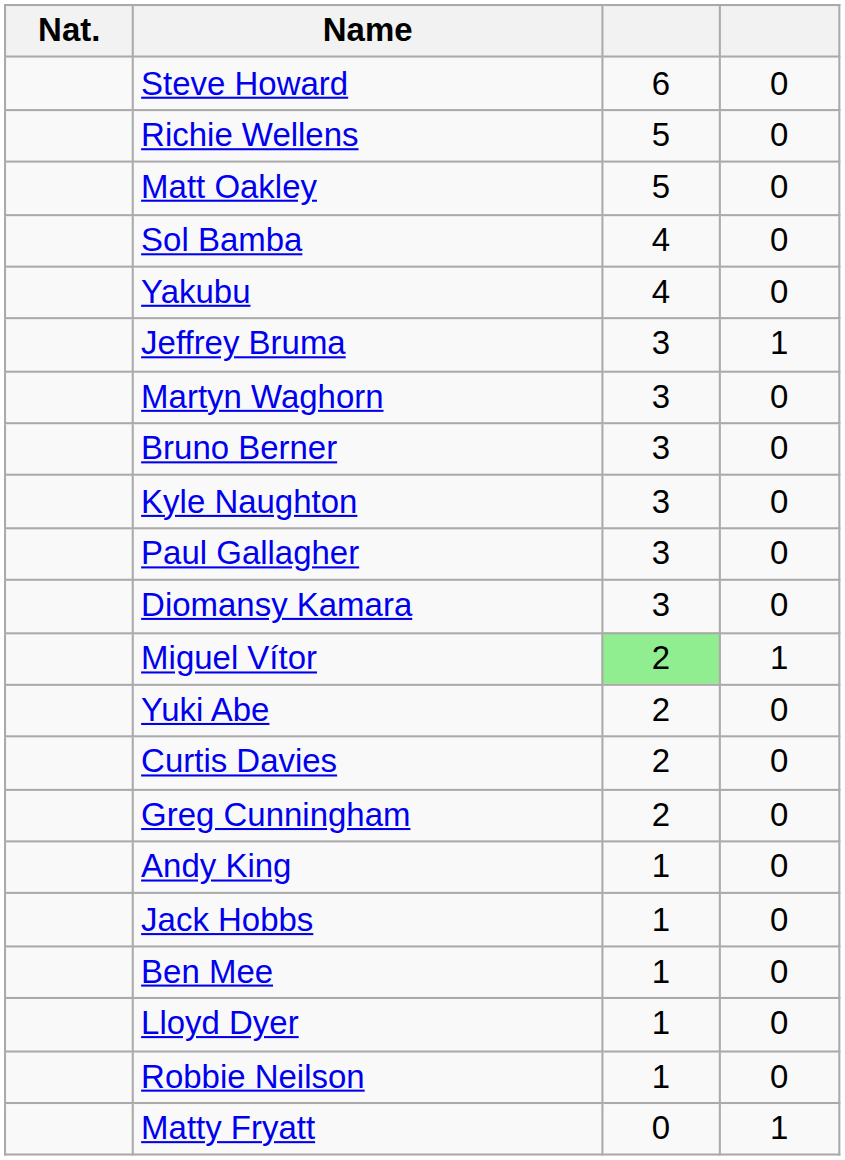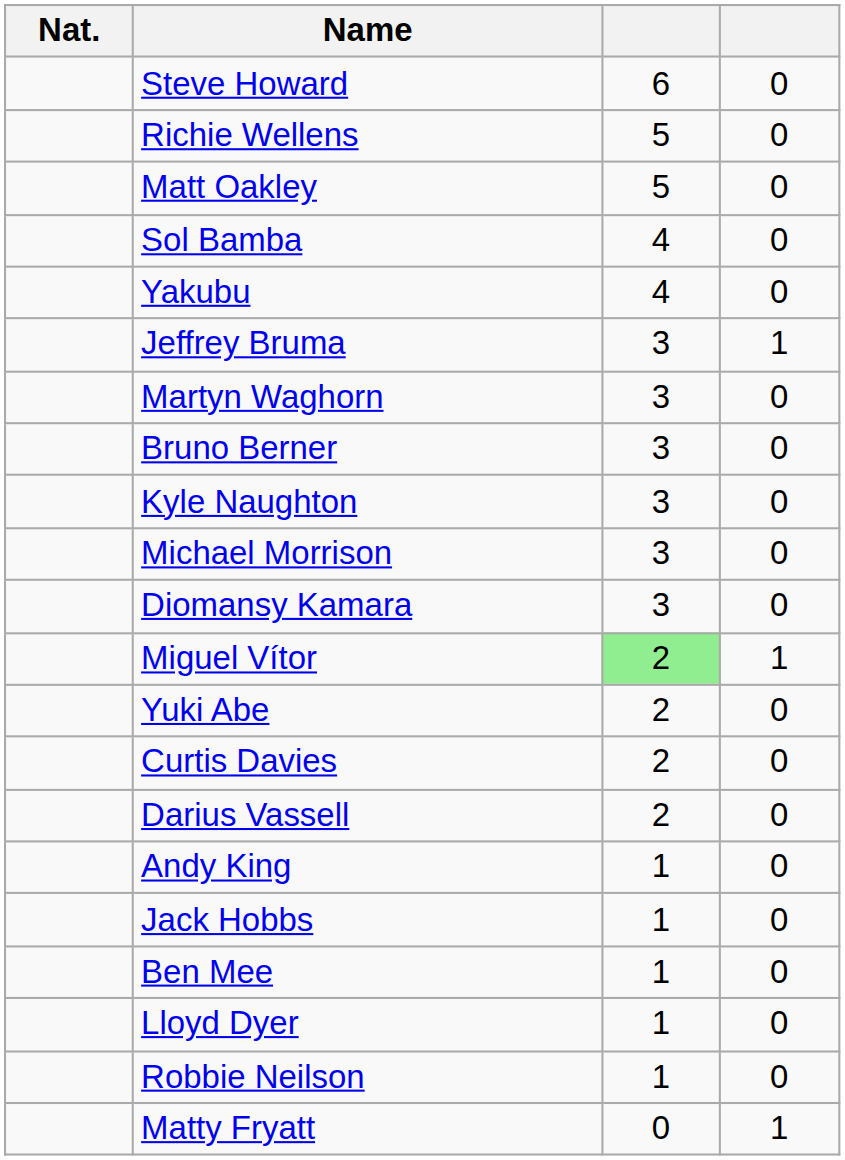+ row: (267, 553)
- row: (250, 553)
- row: (276, 814)
+ row: (245, 814)
